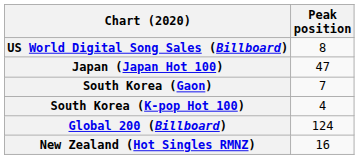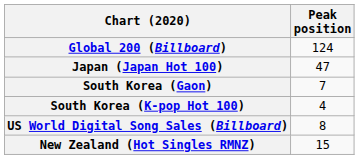rows swapped: (148, 125) <-> (148, 47)
(323, 145) 16 -> (323, 145) 15
